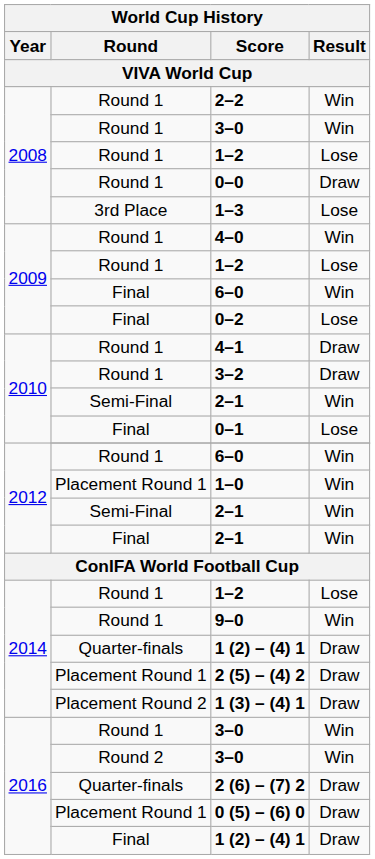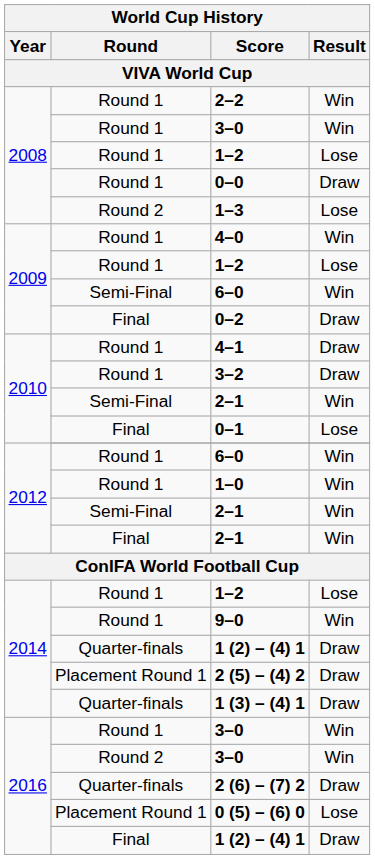(131, 210) 3rd Place -> (131, 210) Round 2
(131, 292) Final -> (131, 292) Semi-Final
(339, 319) Lose -> (339, 319) Draw
(131, 484) Placement Round 1 -> (131, 484) Round 1
(131, 703) Placement Round 2 -> (131, 703) Quarter-finals
(339, 812) Draw -> (339, 812) Lose
